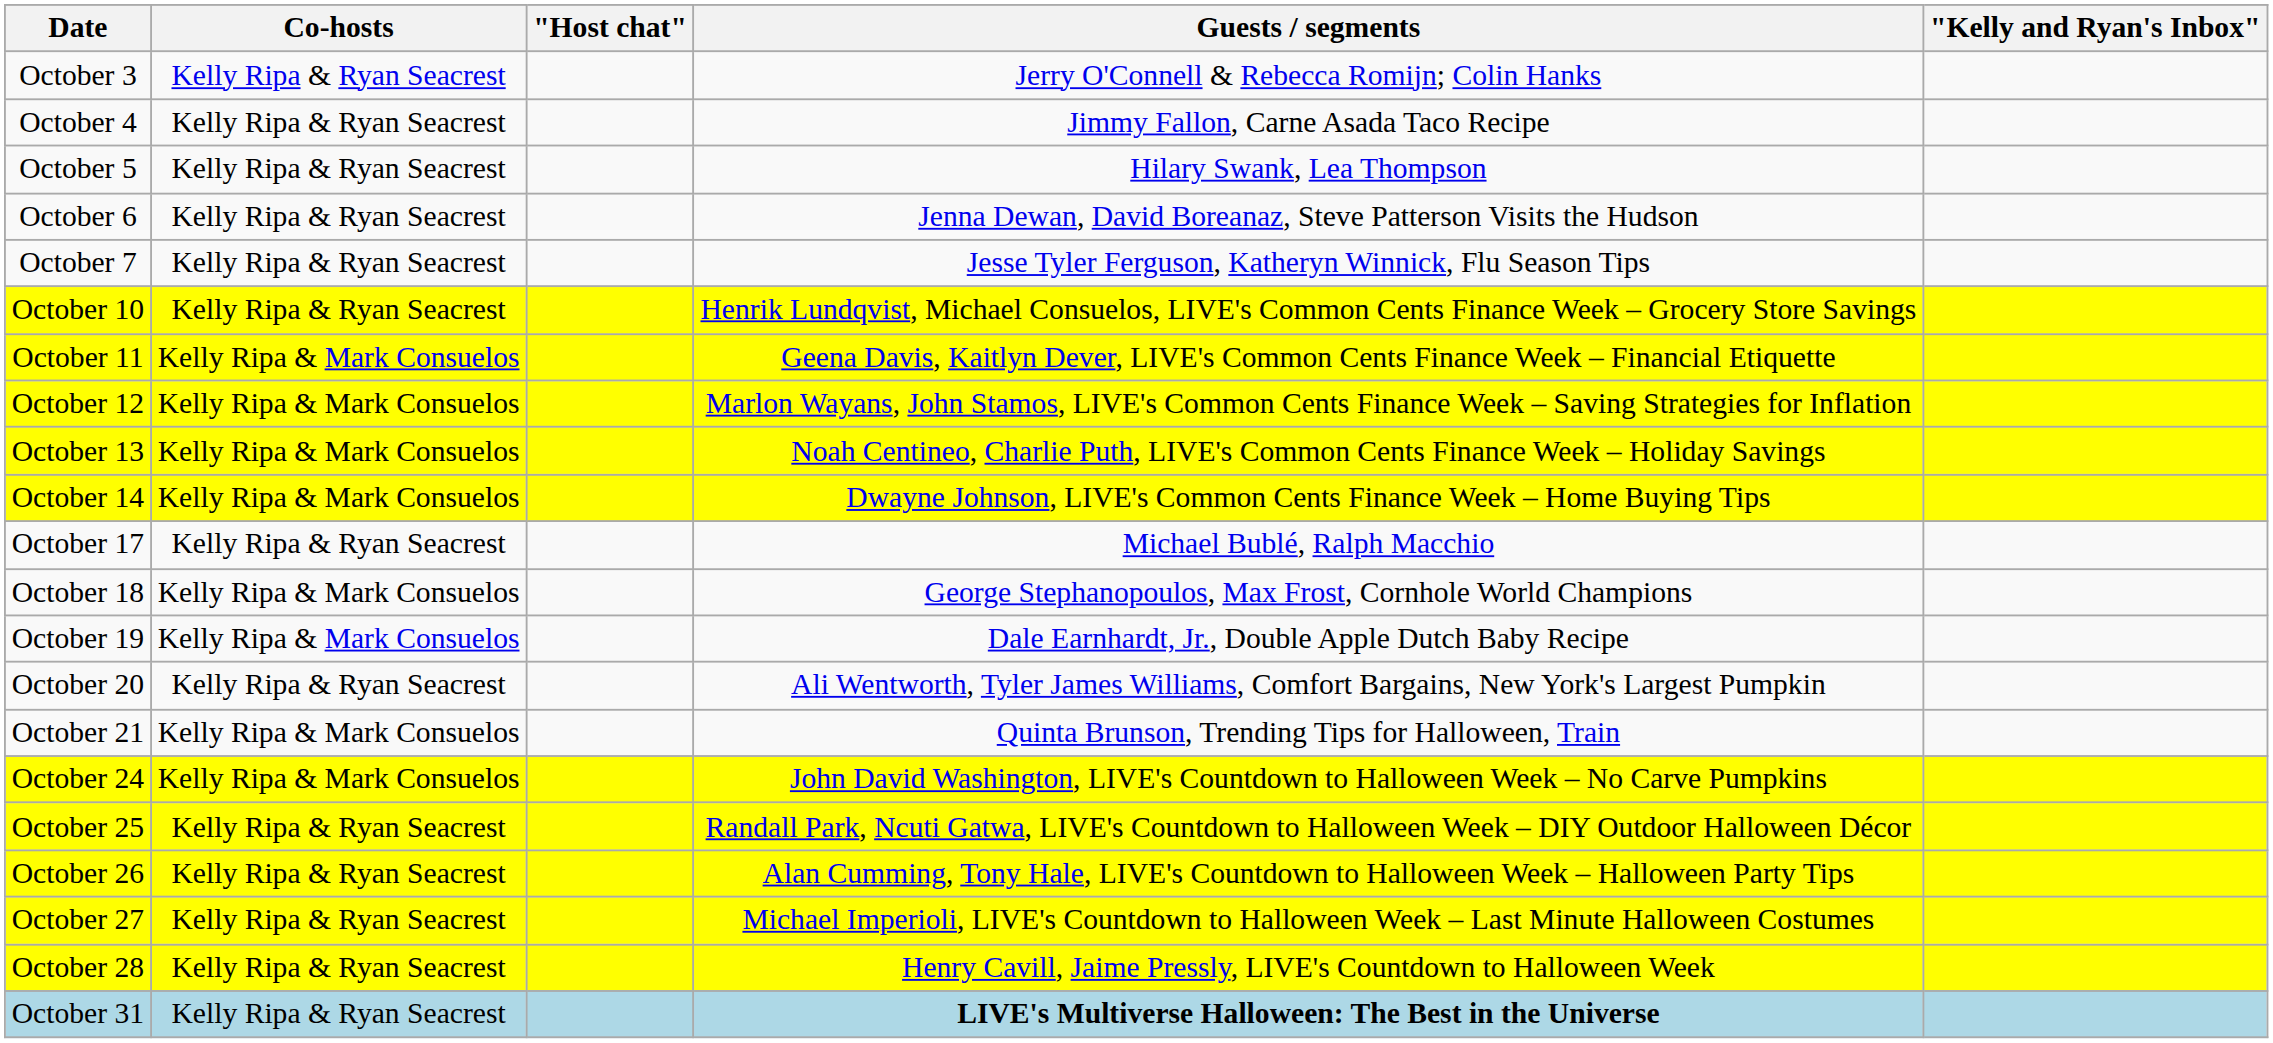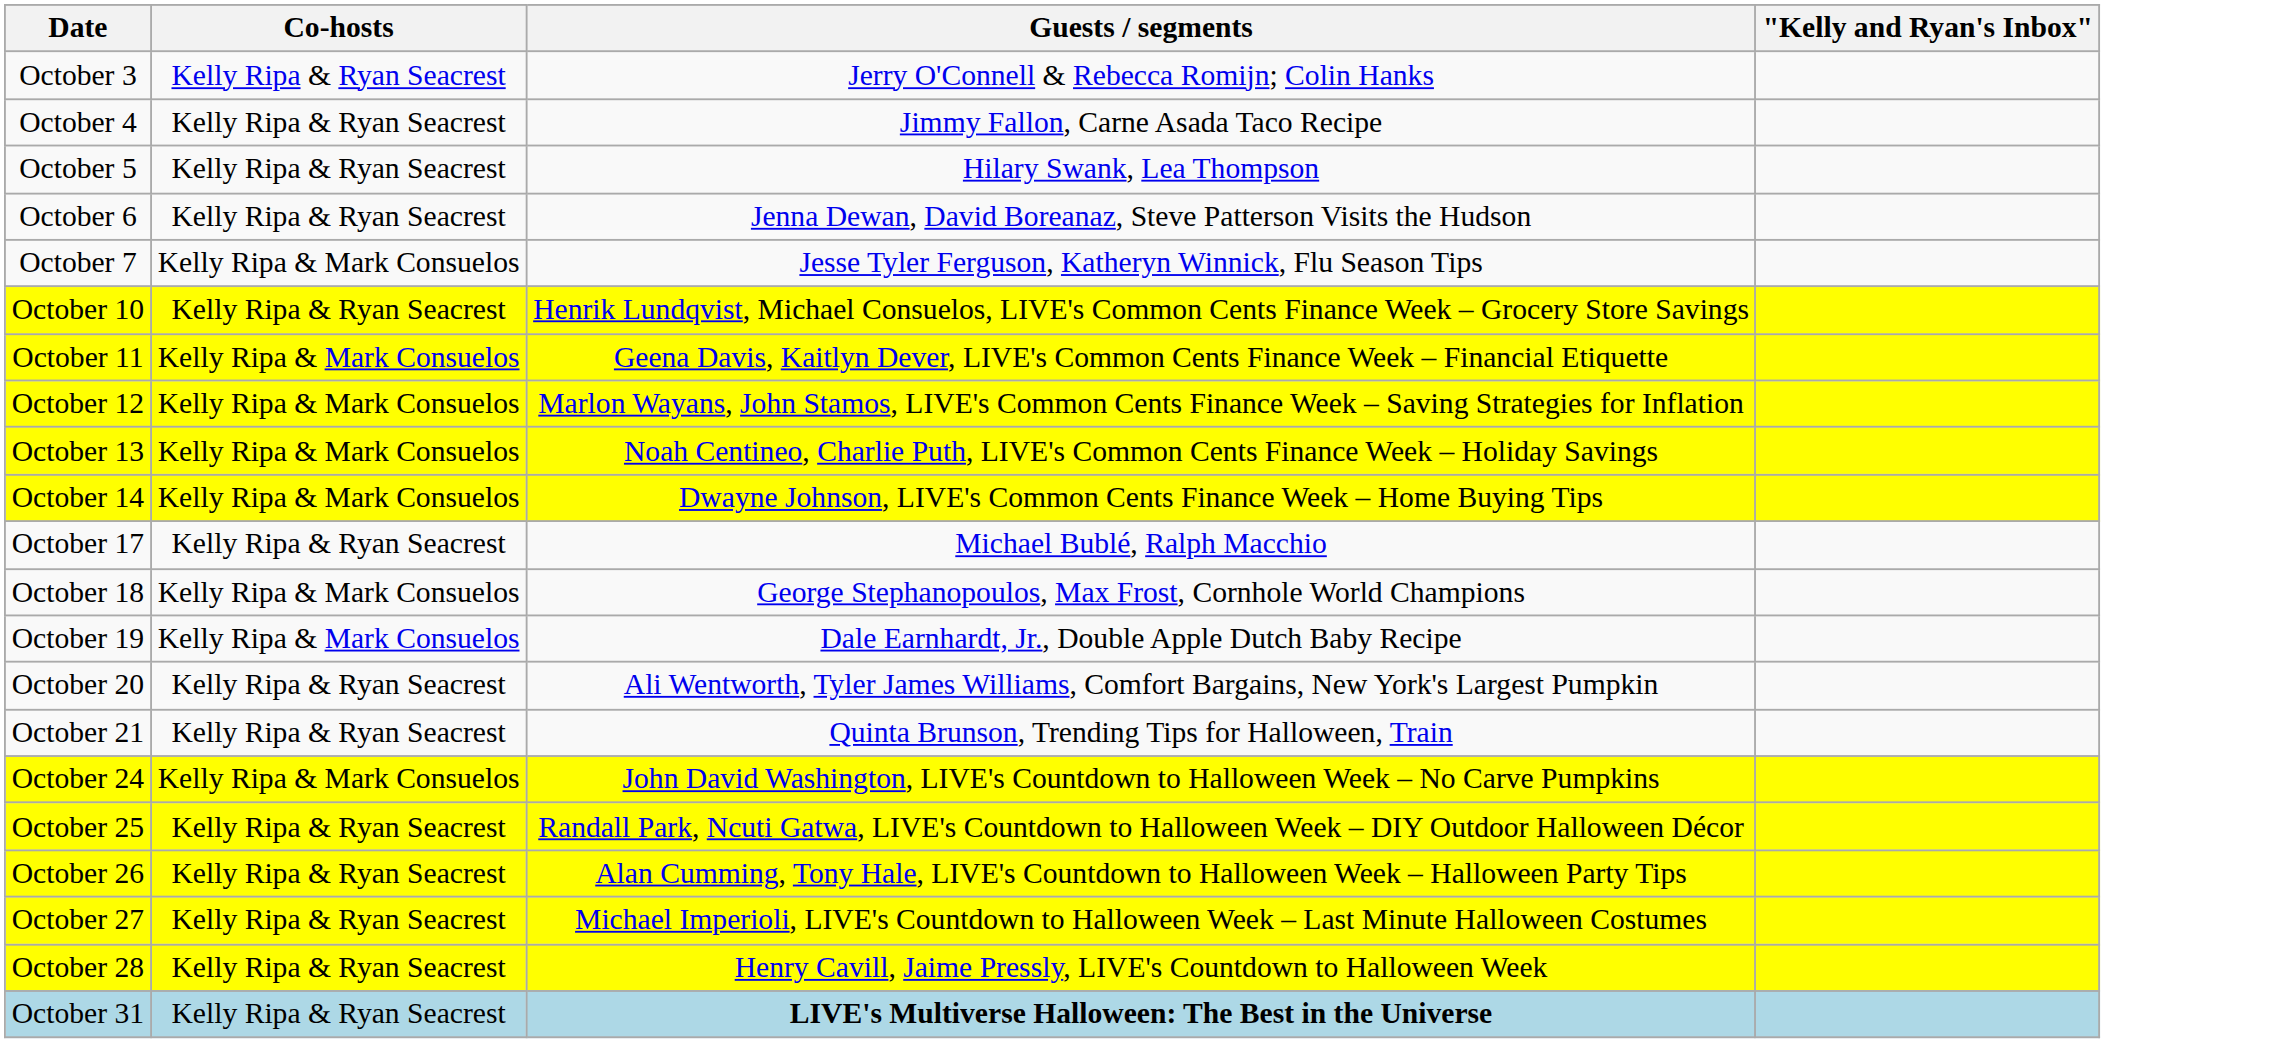- column: (610, 27)
(339, 262) Kelly Ripa & Ryan Seacrest -> (339, 262) Kelly Ripa & Mark Consuelos
(339, 732) Kelly Ripa & Mark Consuelos -> (339, 732) Kelly Ripa & Ryan Seacrest
